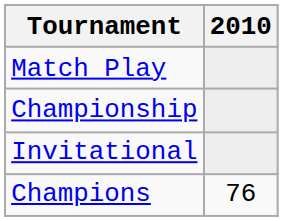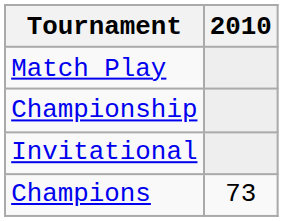(241, 195) 76 -> (241, 195) 73
